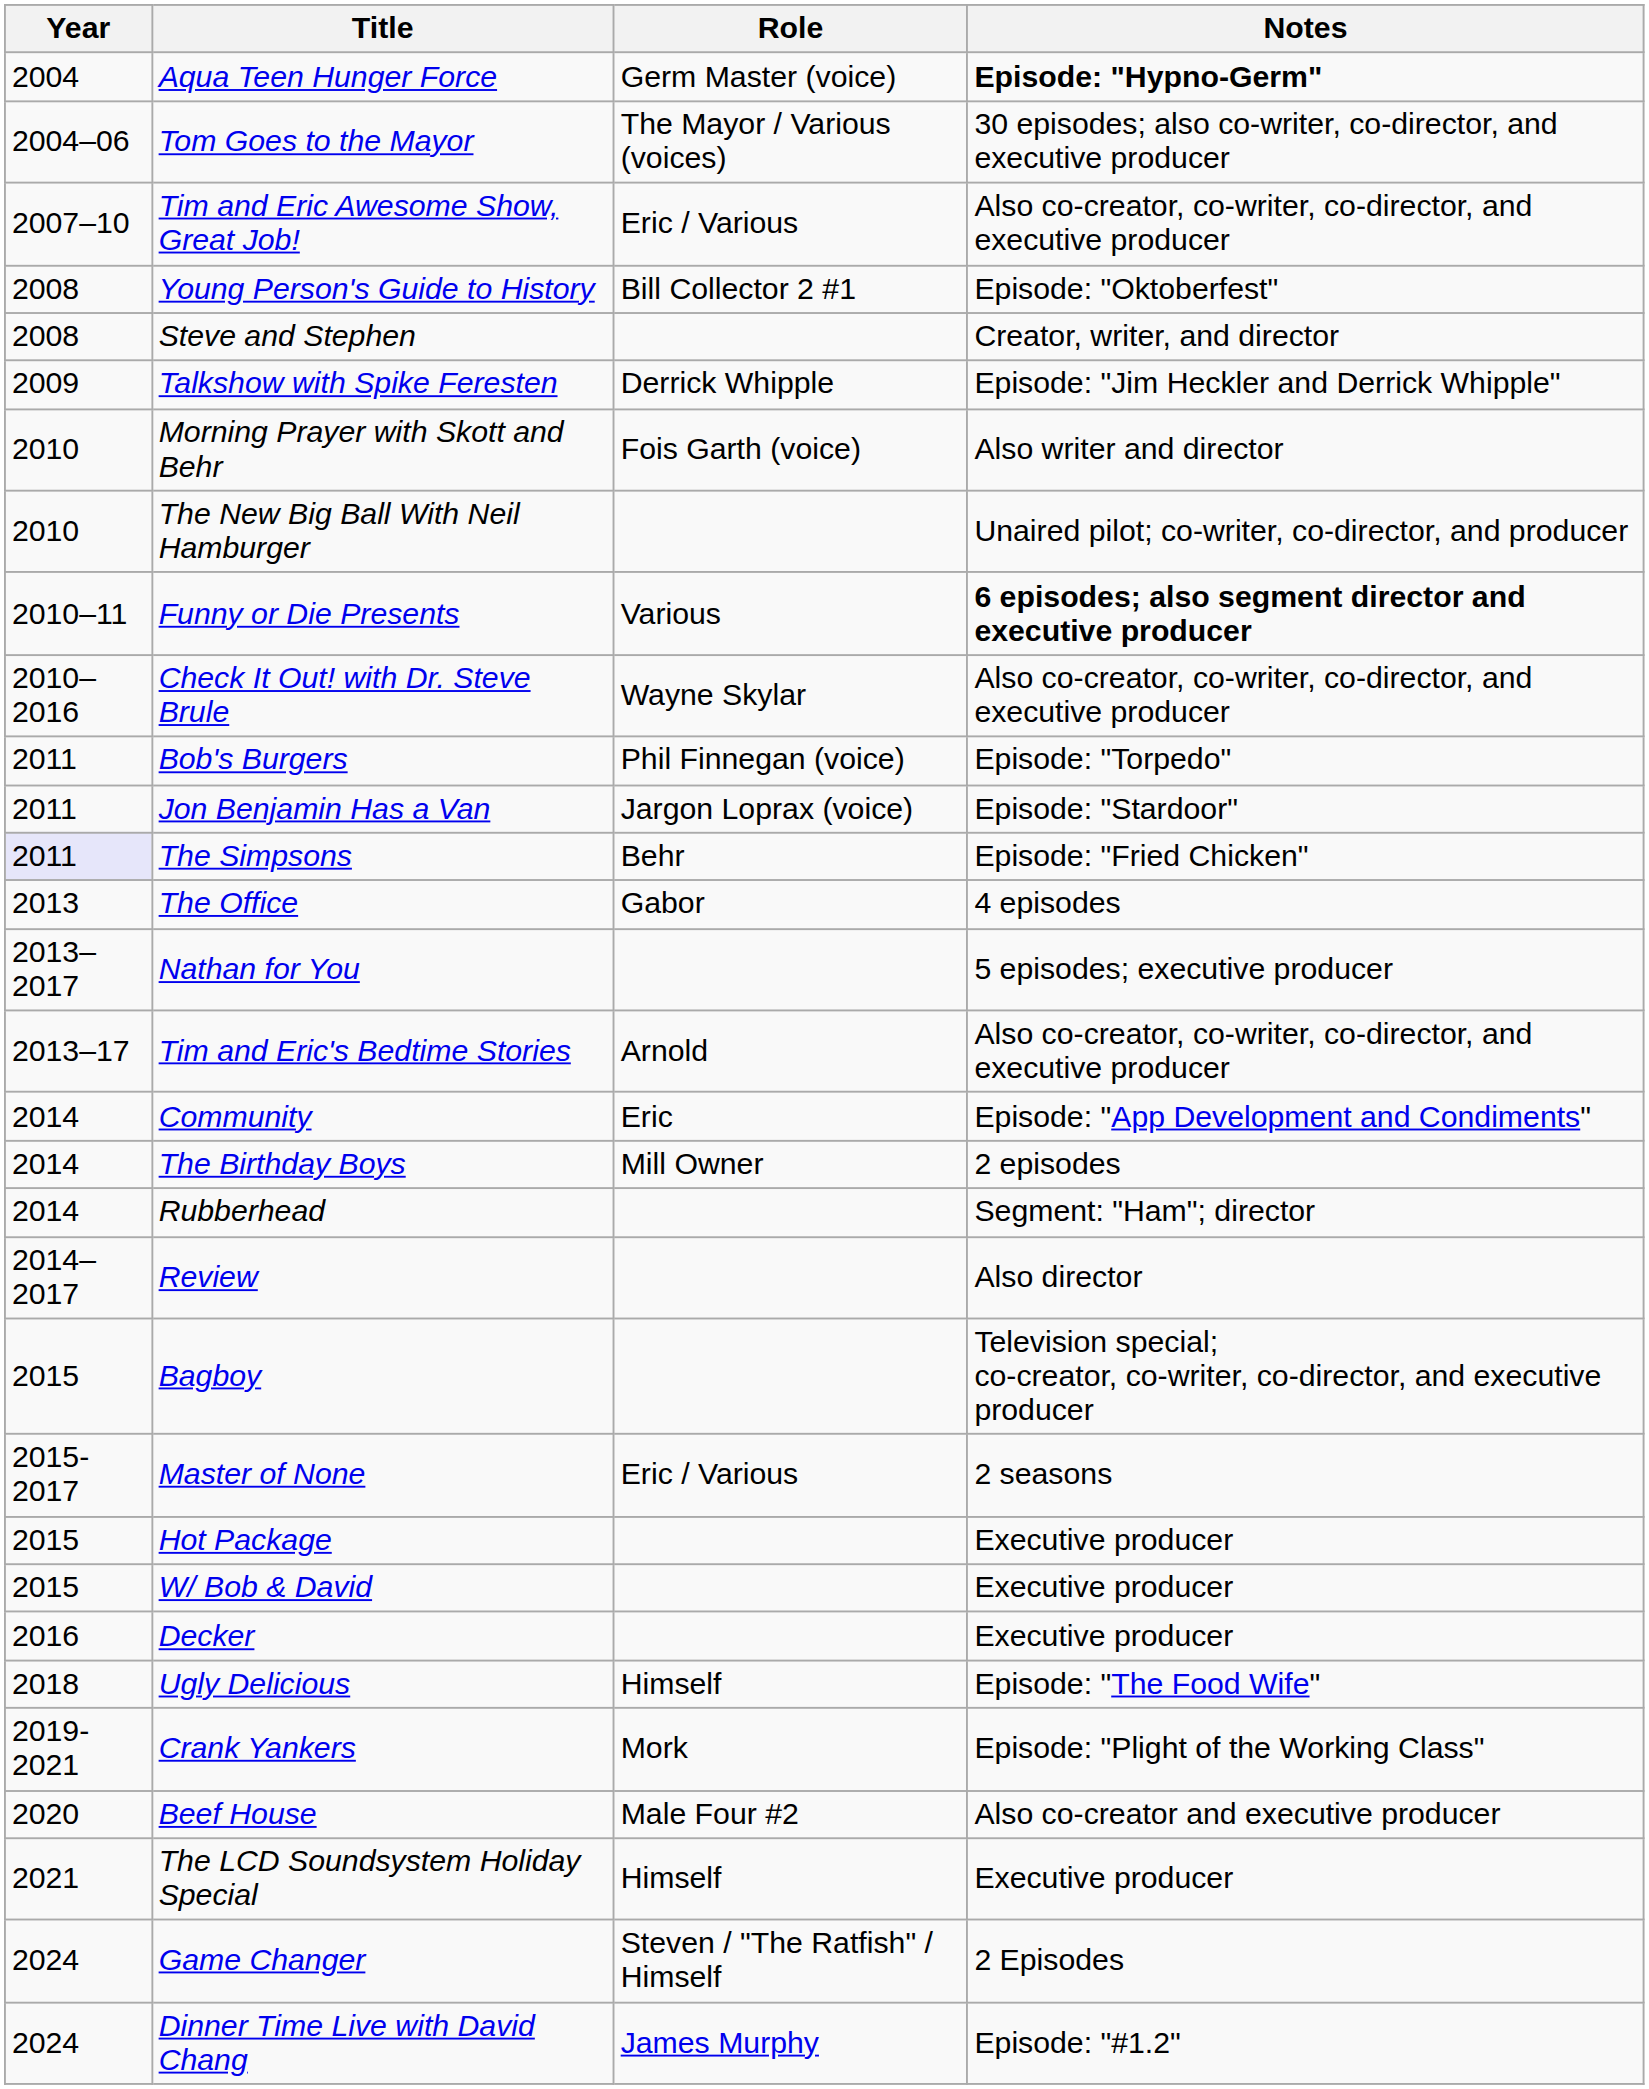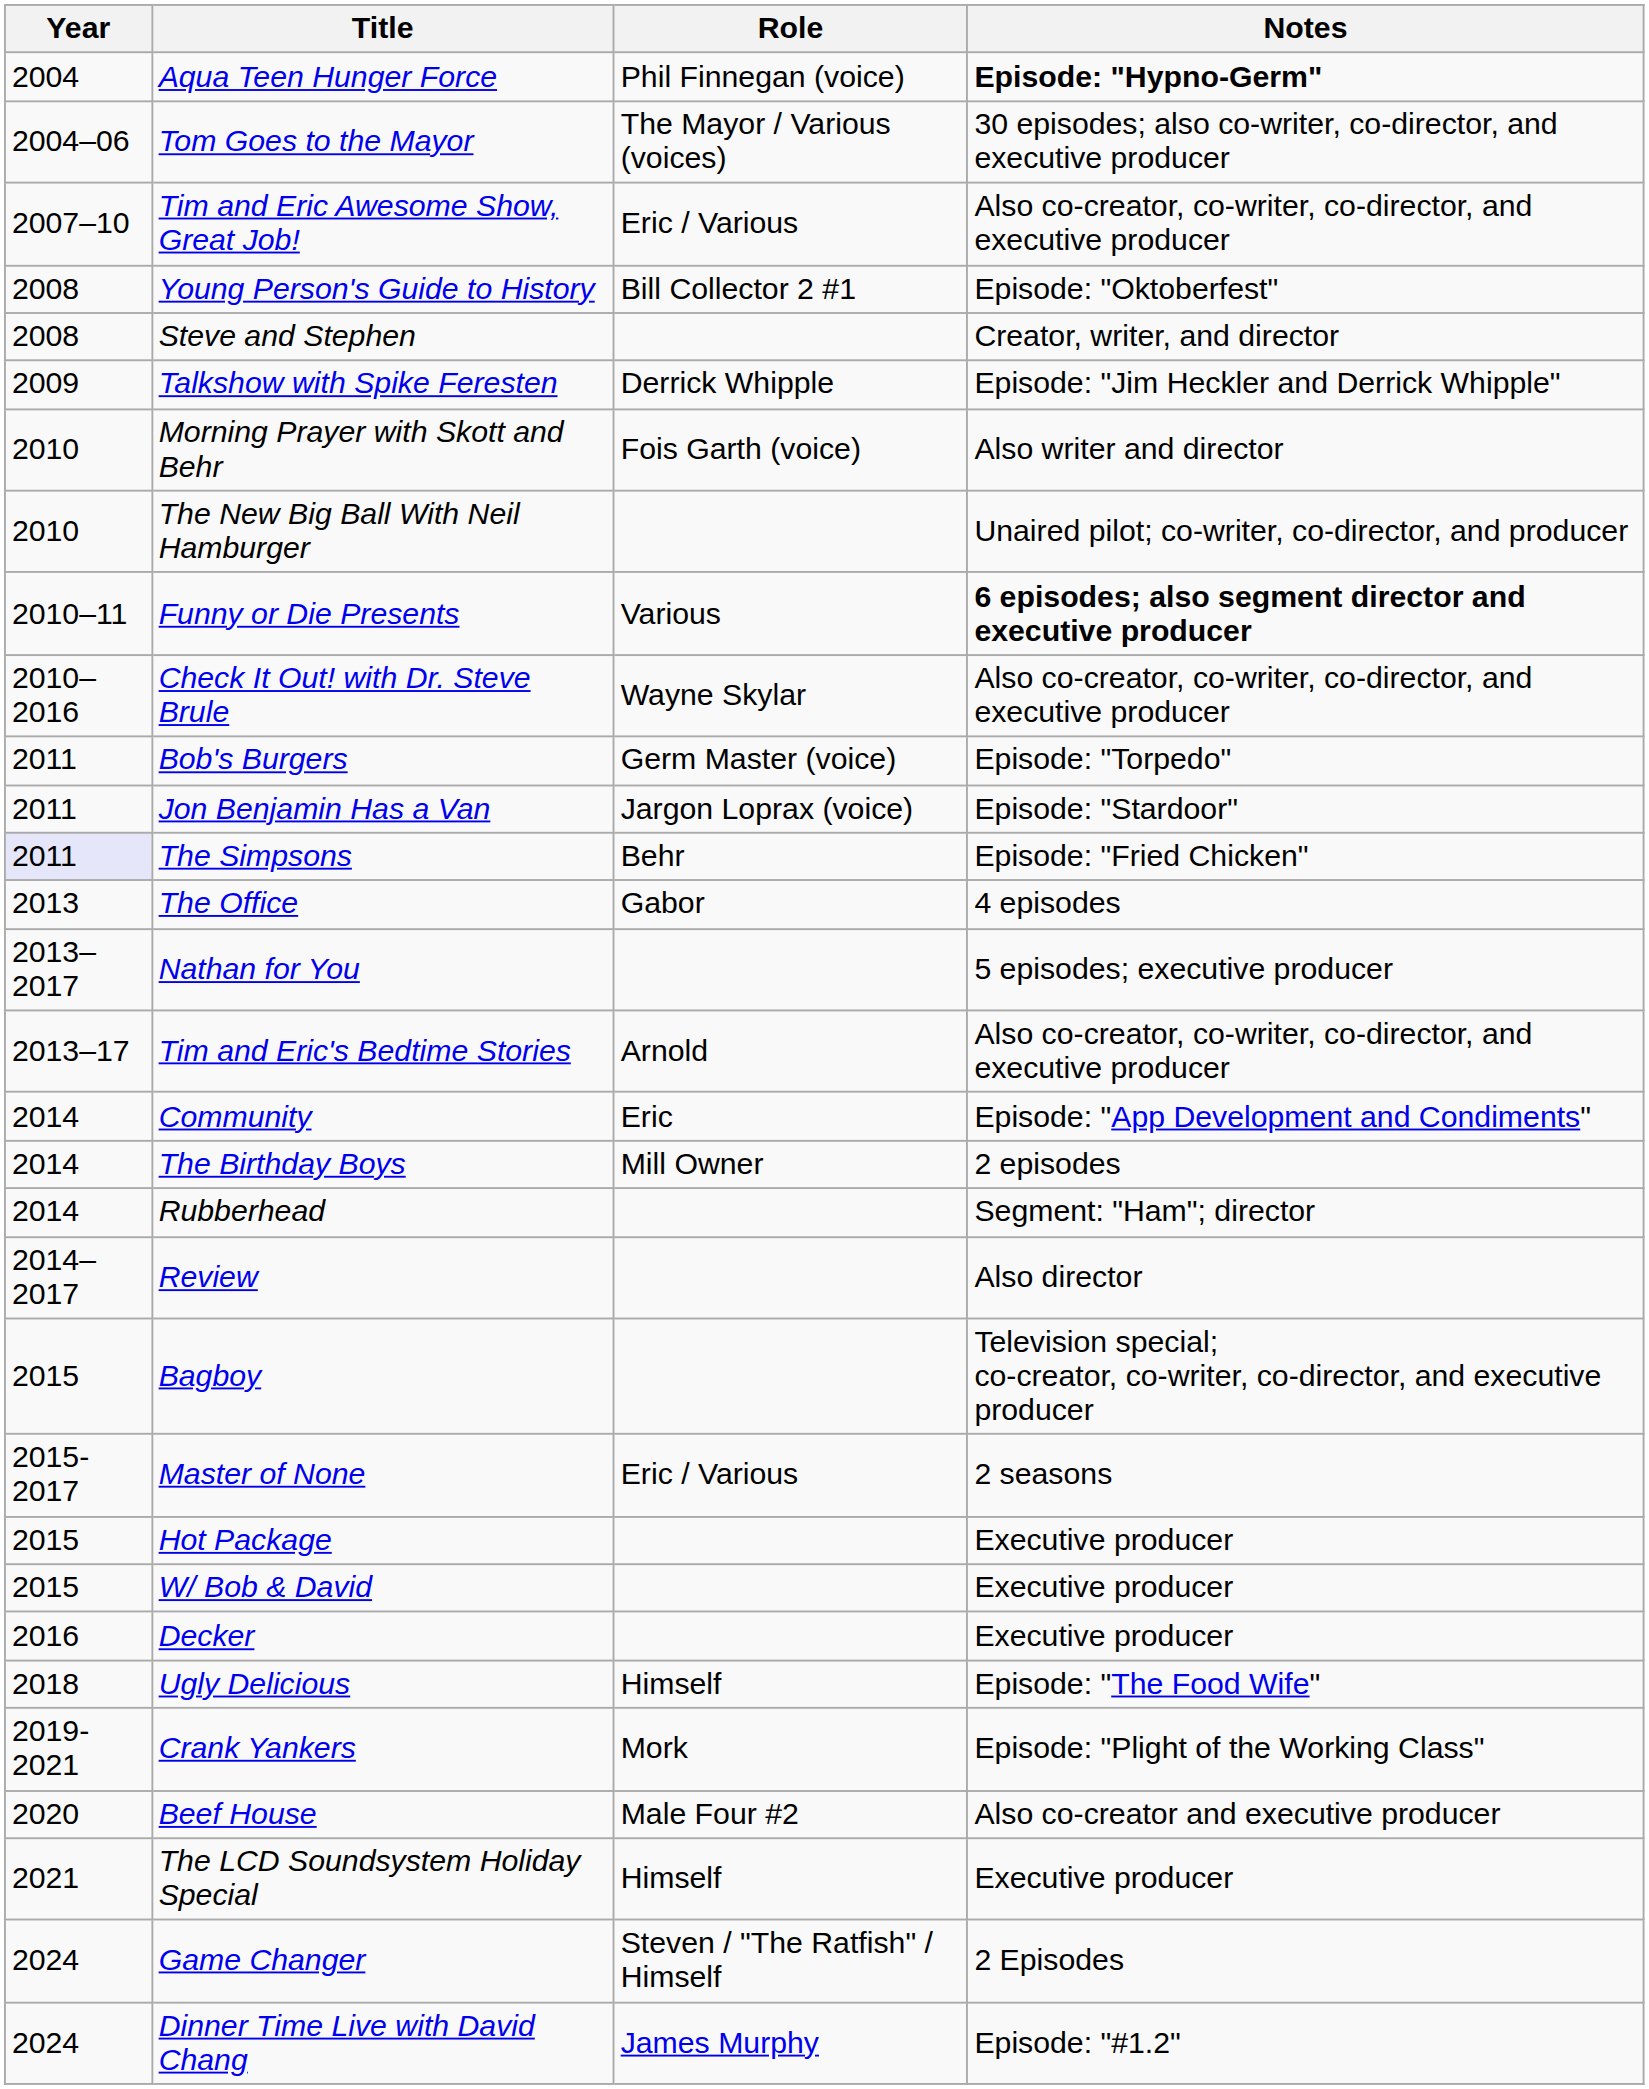(758, 76) Germ Master (voice) -> (763, 76) Phil Finnegan (voice)
(763, 760) Phil Finnegan (voice) -> (758, 760) Germ Master (voice)
